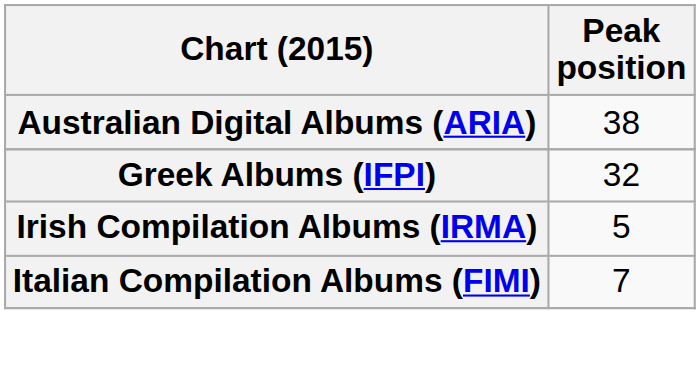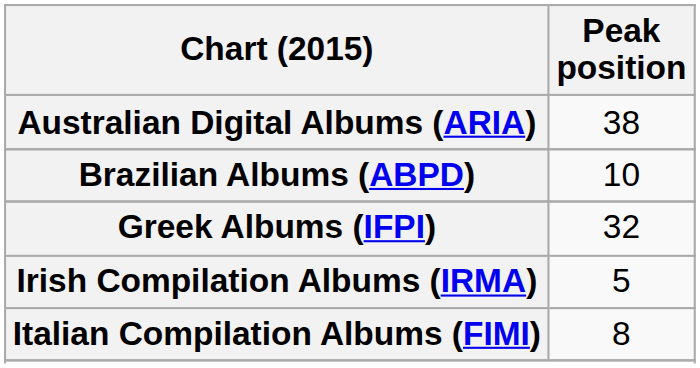+ row: (277, 174)
(621, 280) 7 -> (621, 333) 8
